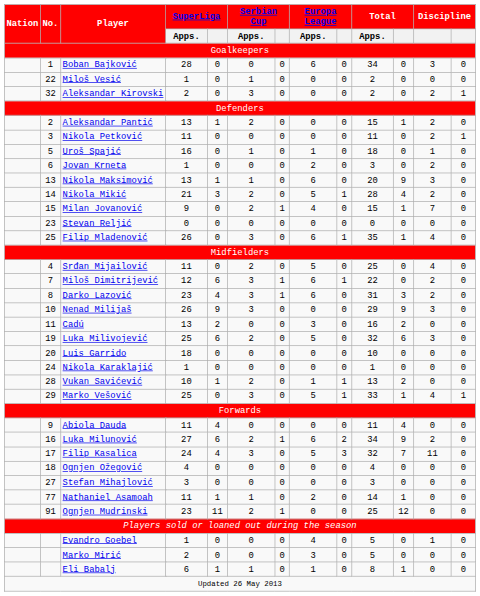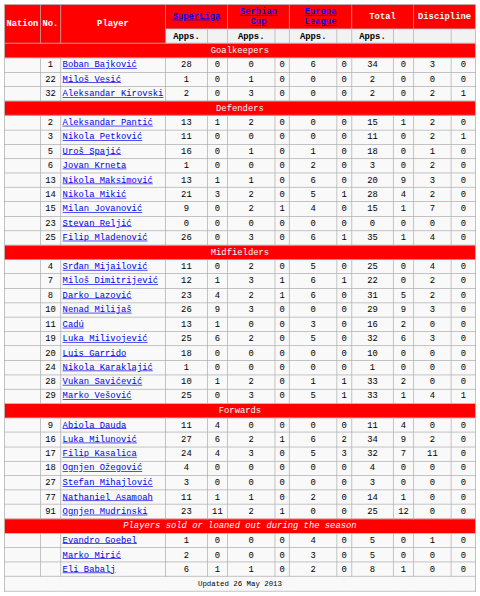(217, 281) 6 -> (217, 281) 1
(251, 295) 3 -> (251, 295) 2
(403, 295) 3 -> (403, 295) 5
(217, 324) 2 -> (217, 324) 1
(372, 382) 13 -> (372, 382) 33
(313, 569) 1 -> (313, 569) 2
